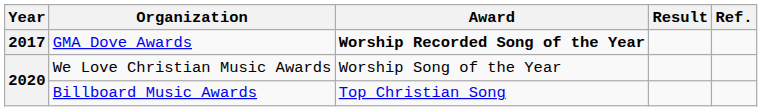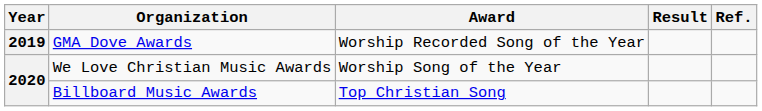(27, 42) 2017 -> (27, 42) 2019
(492, 42) bold -> (492, 42) normal
